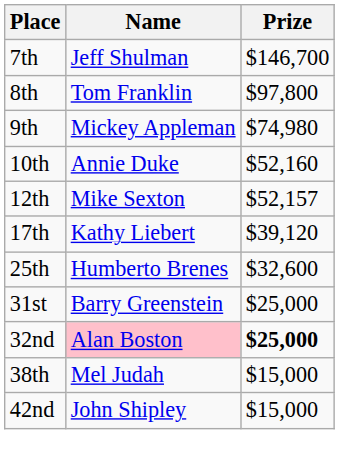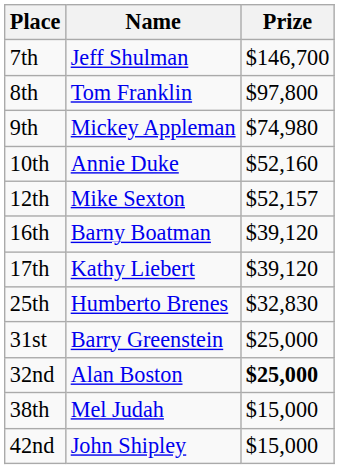+ row: (30, 233)
(282, 269) $32,600 -> (282, 304) $32,830
(127, 339) pink background -> (127, 374) no background
